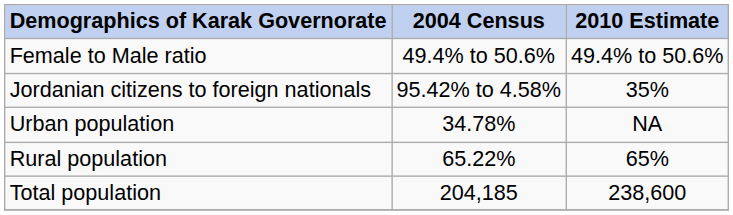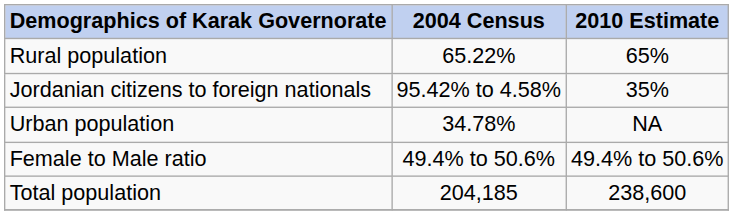rows swapped: (108, 55) <-> (88, 158)
